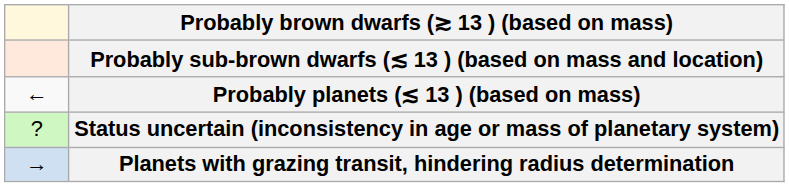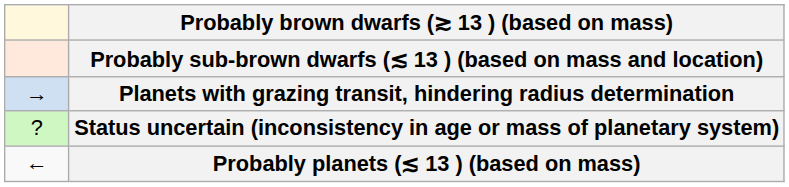rows swapped: (427, 94) <-> (427, 163)
